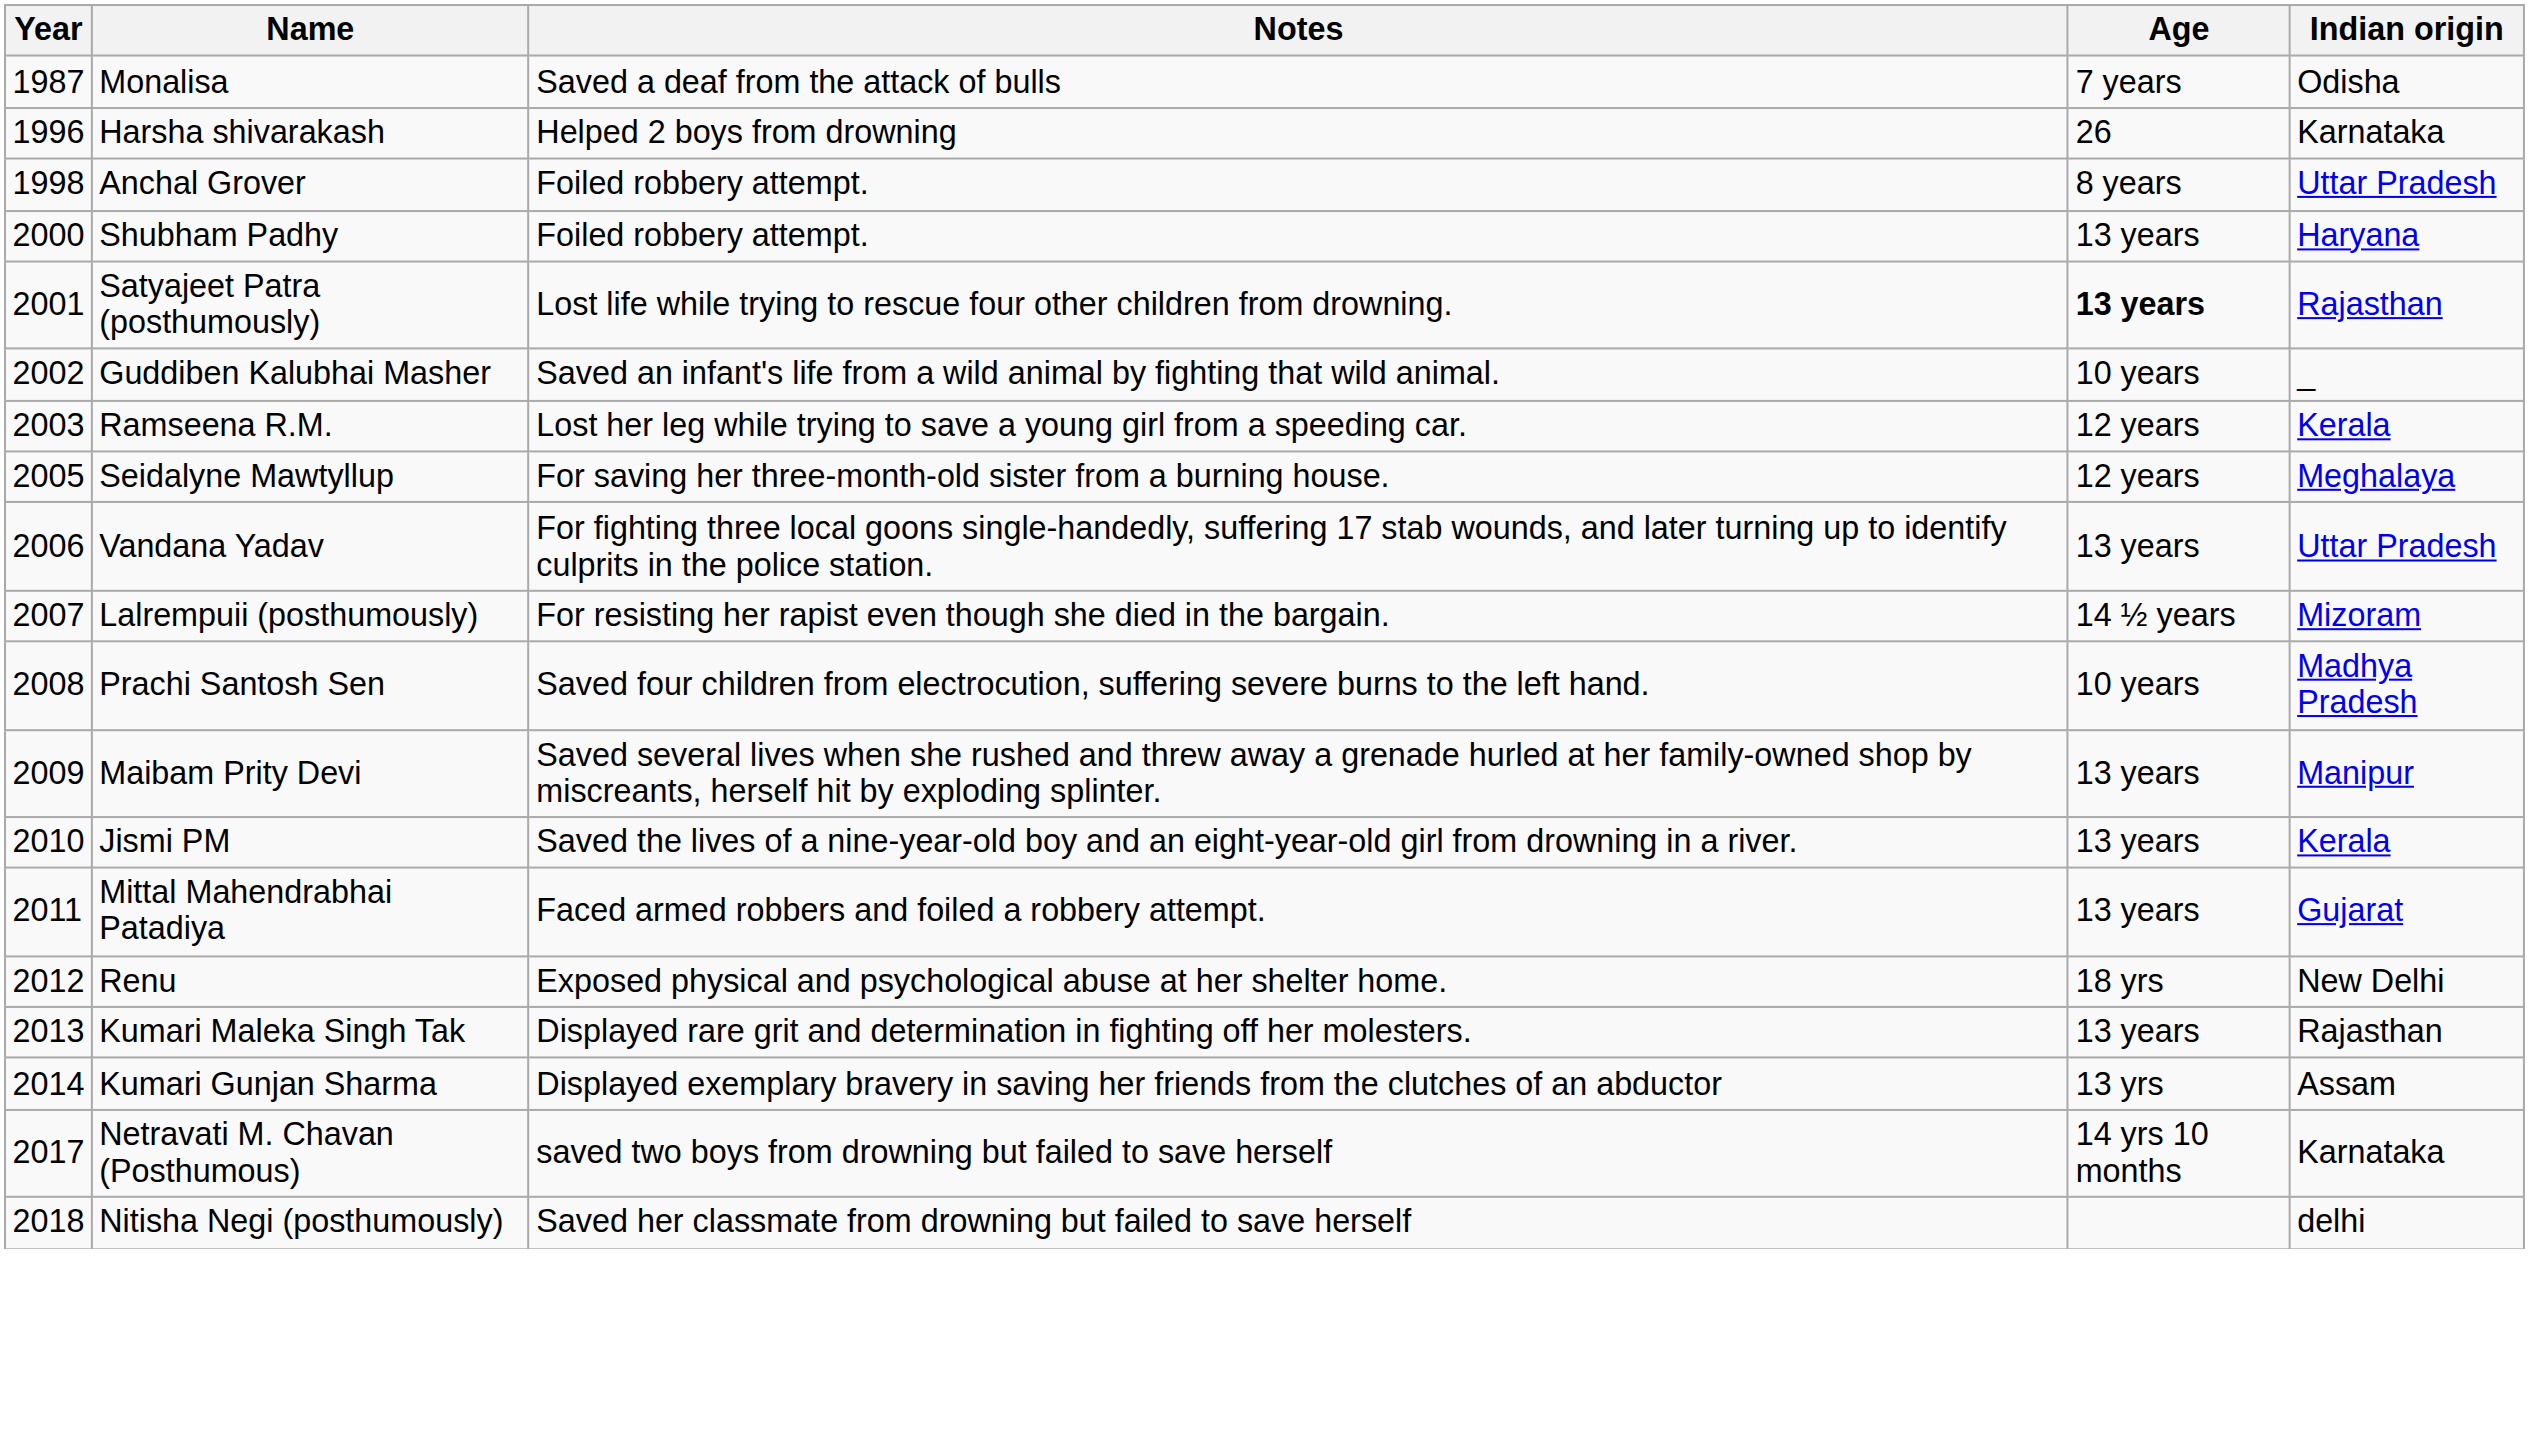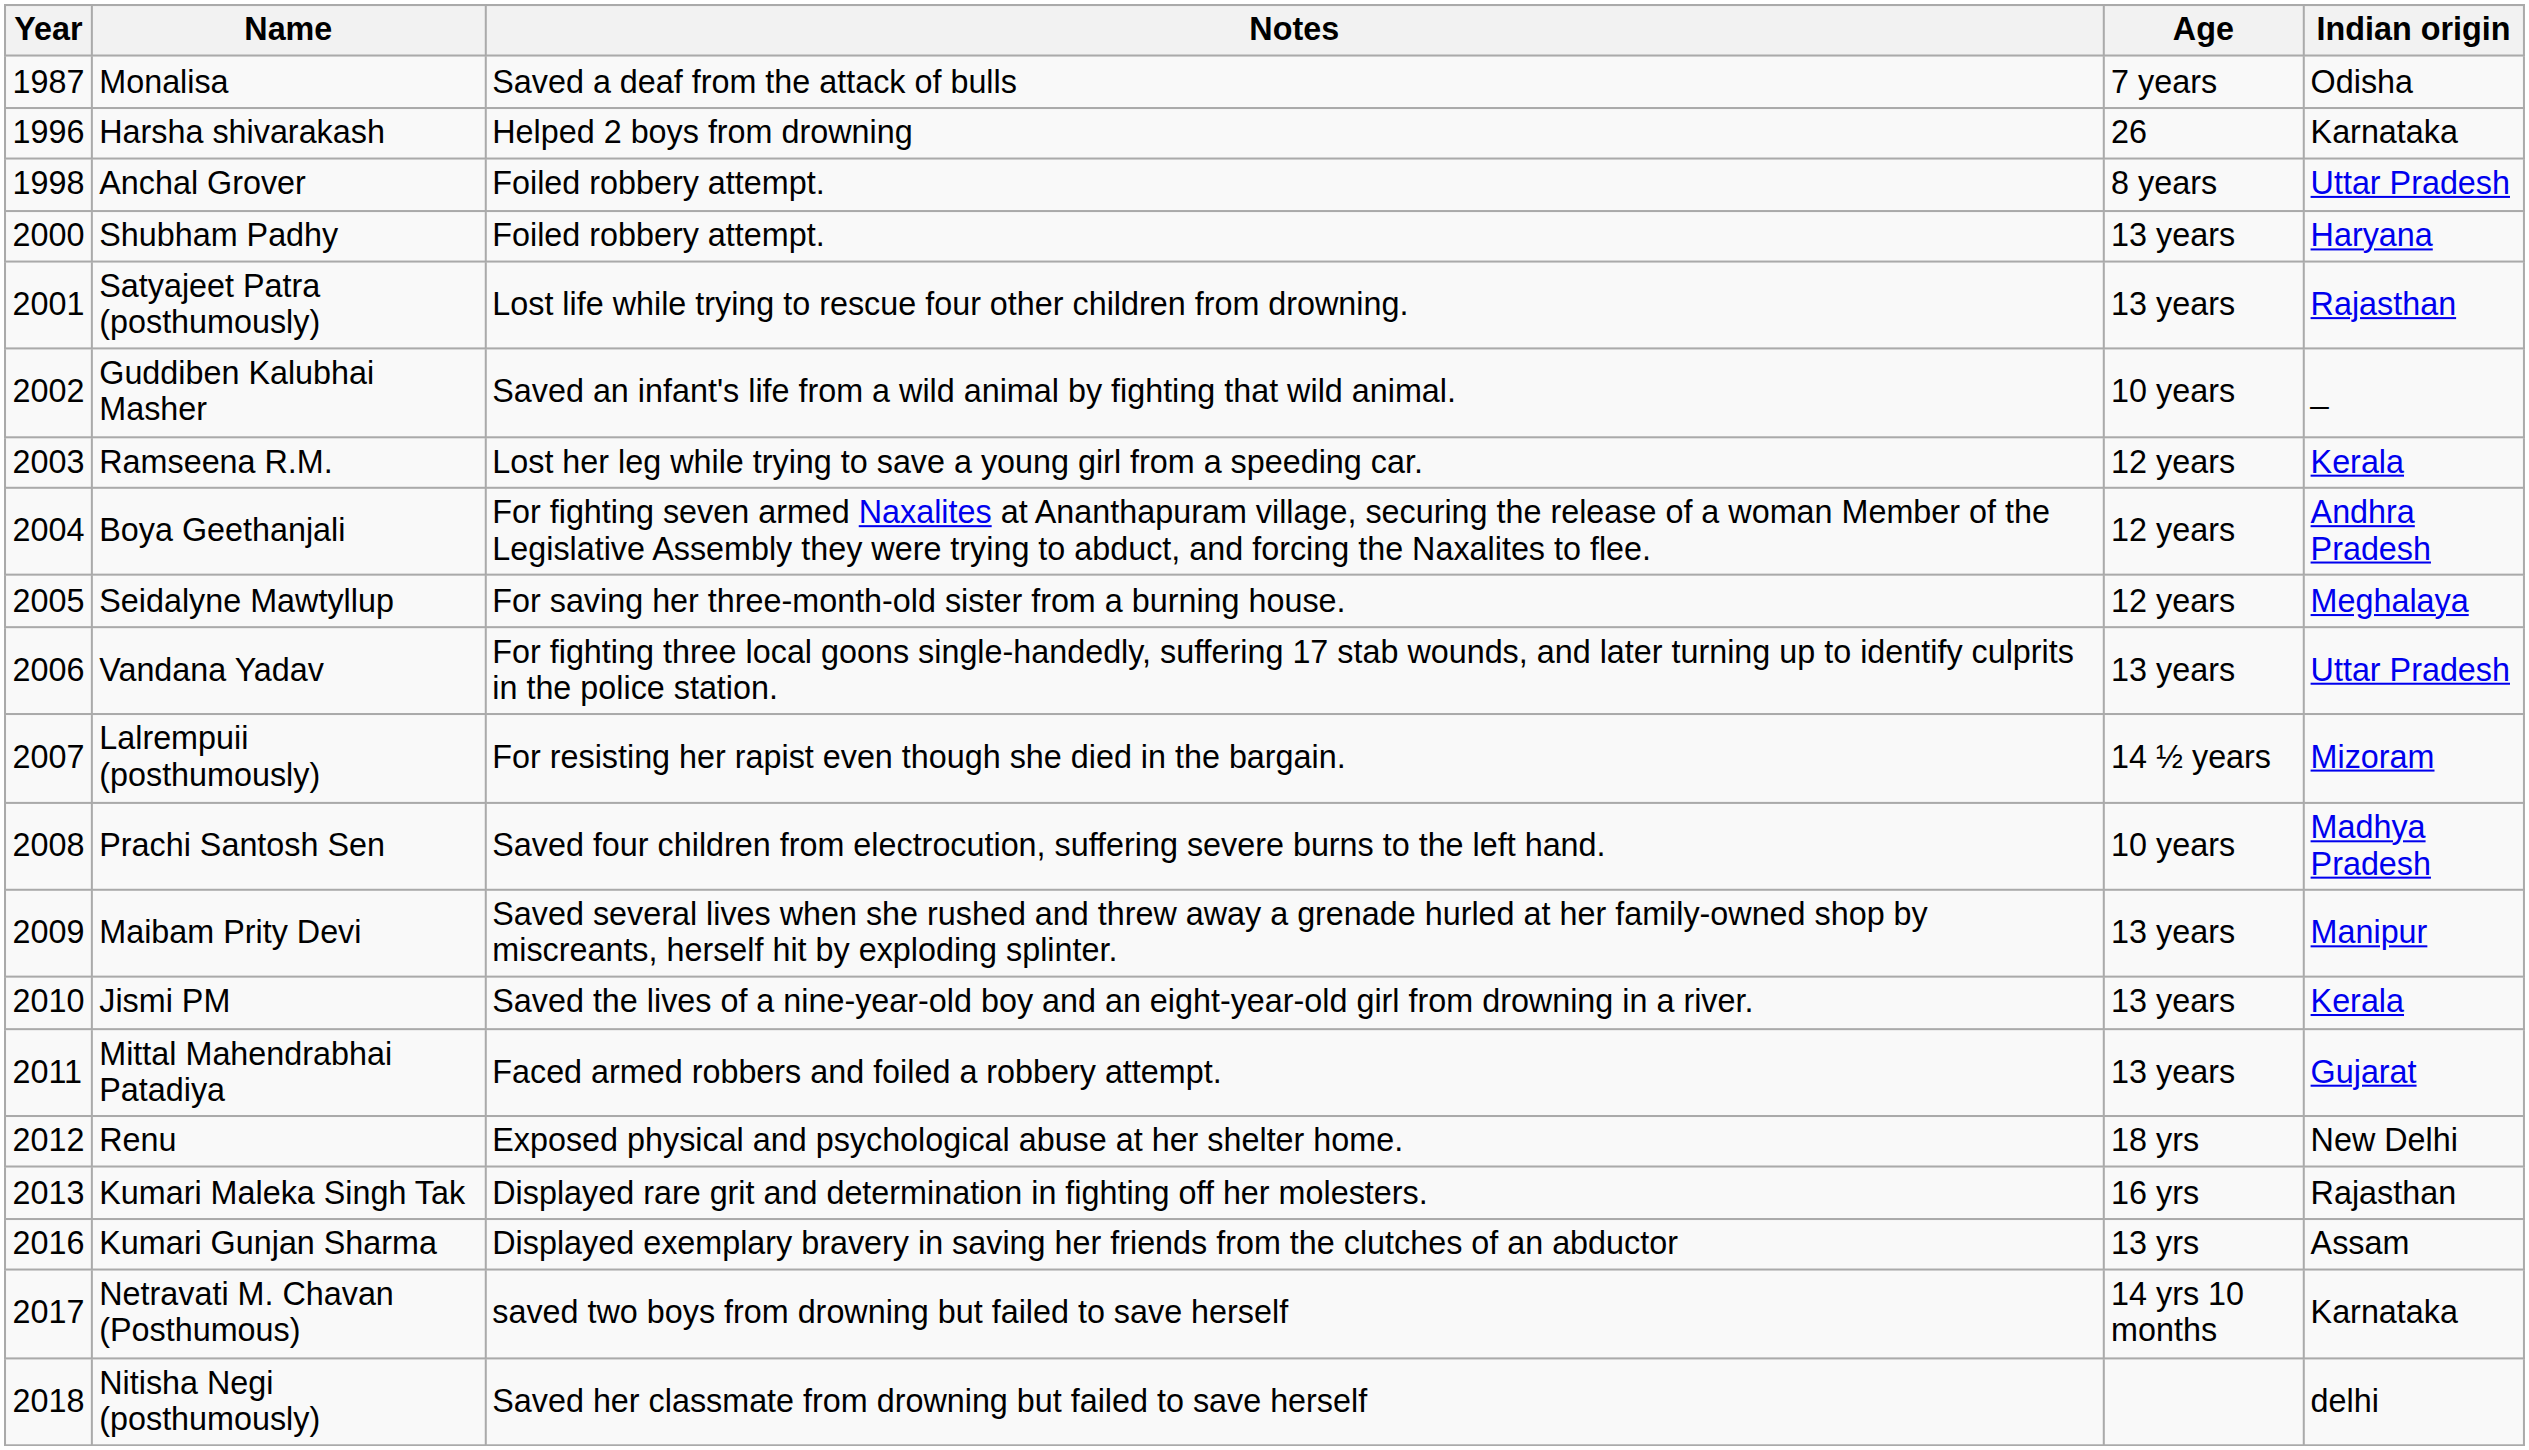(2140, 304) bold -> (2173, 304) normal
+ row: (222, 531)
(2138, 1032) 13 years -> (2155, 1192) 16 yrs
(48, 1083) 2014 -> (48, 1243) 2016
